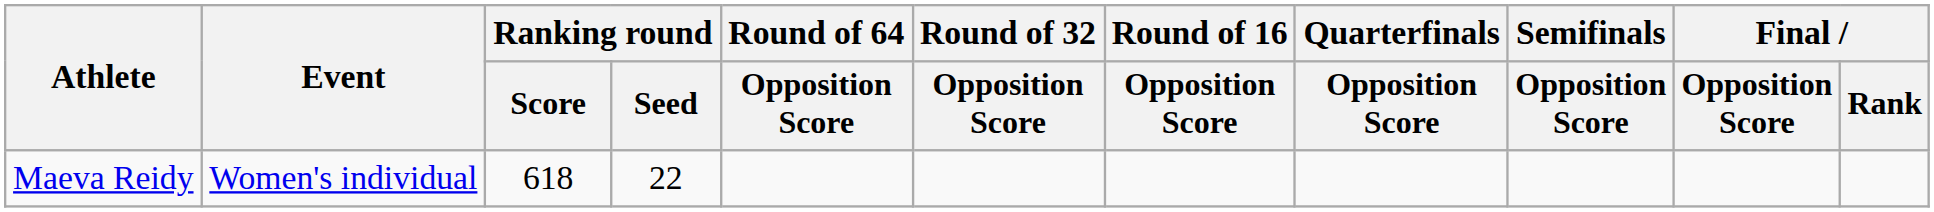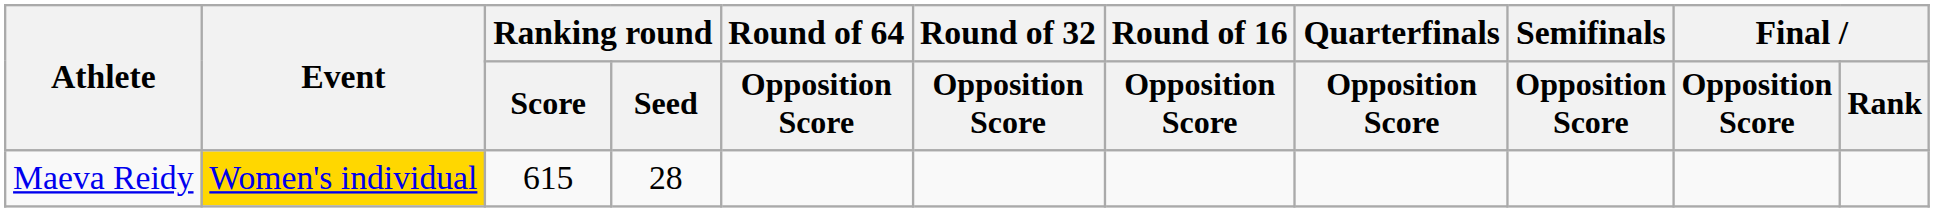(343, 178) no background -> (343, 178) gold background
(548, 178) 618 -> (548, 178) 615
(666, 178) 22 -> (666, 178) 28
